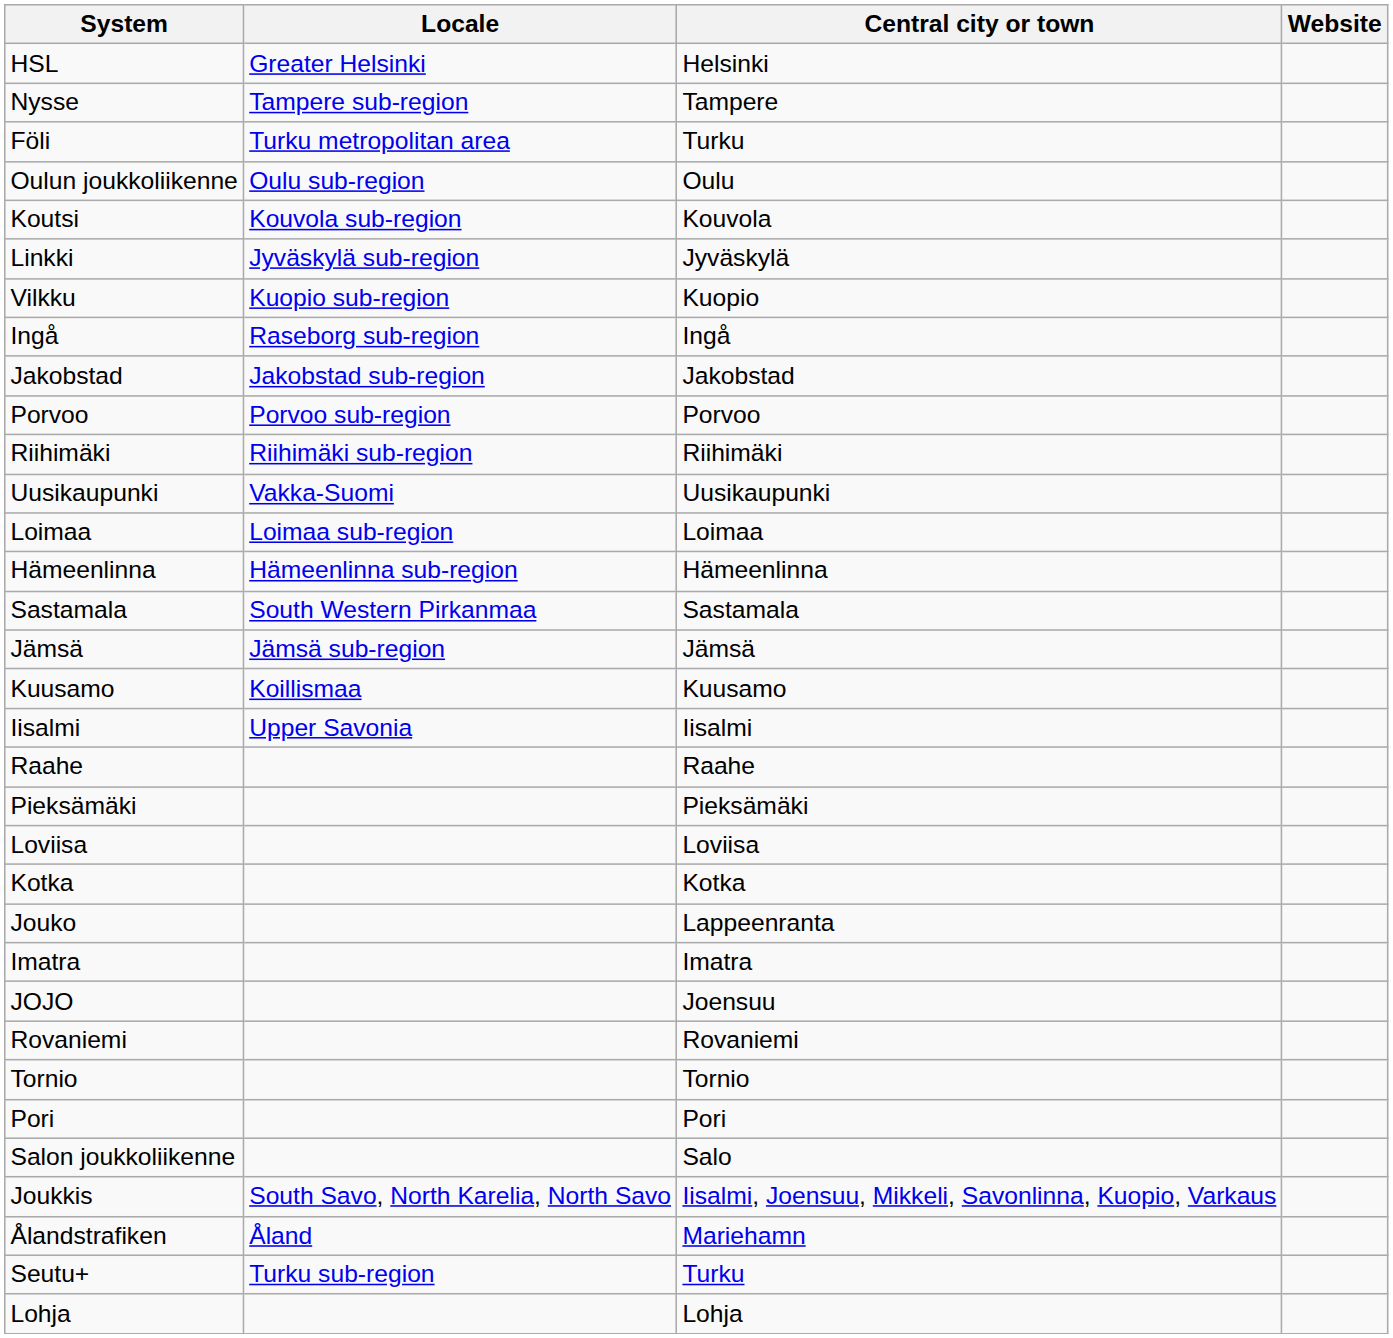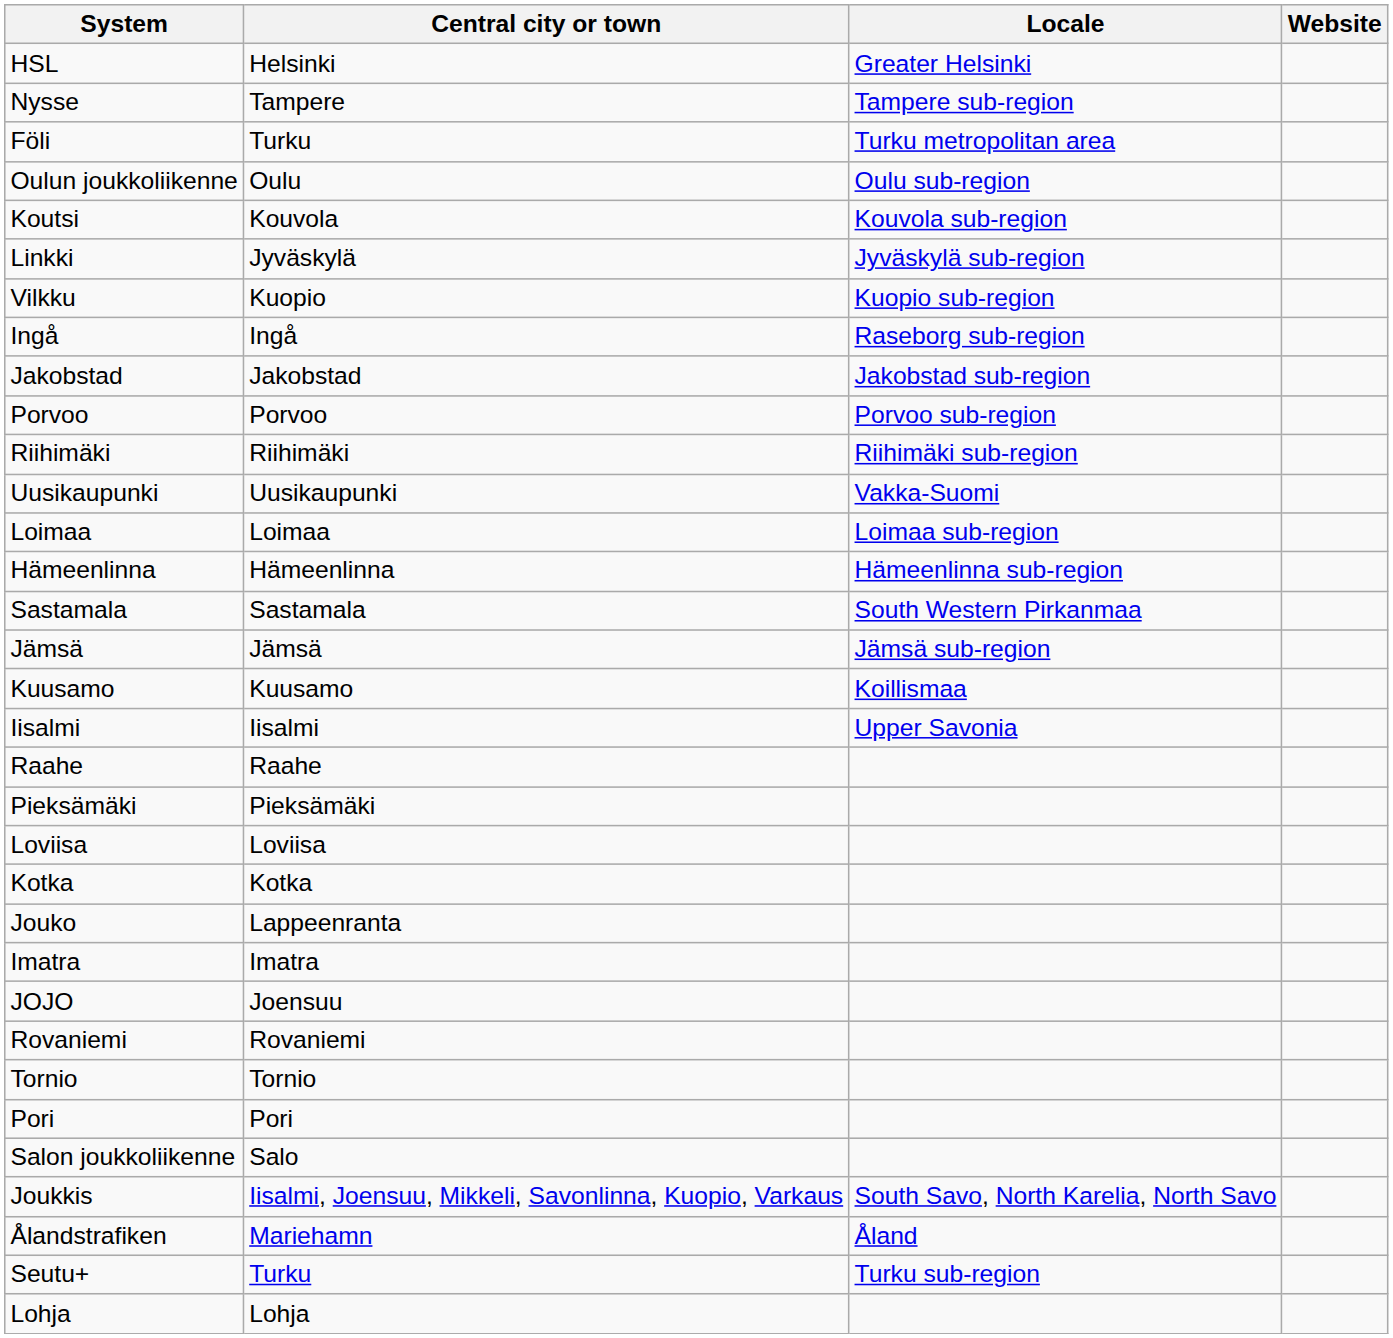columns swapped: (460, 24) <-> (979, 24)
